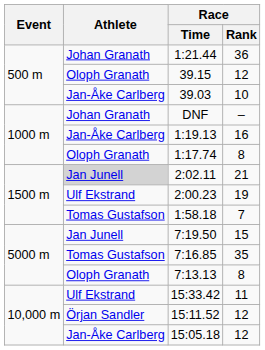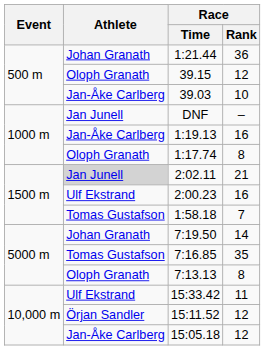(108, 115) Johan Granath -> (95, 115) Jan Junell
(241, 195) 19 -> (241, 195) 16
(95, 235) Jan Junell -> (108, 235) Johan Granath
(241, 235) 15 -> (241, 235) 14
